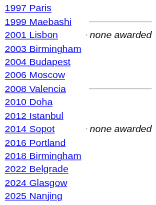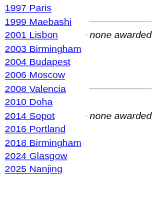- row: (34, 115)
- row: (37, 169)
